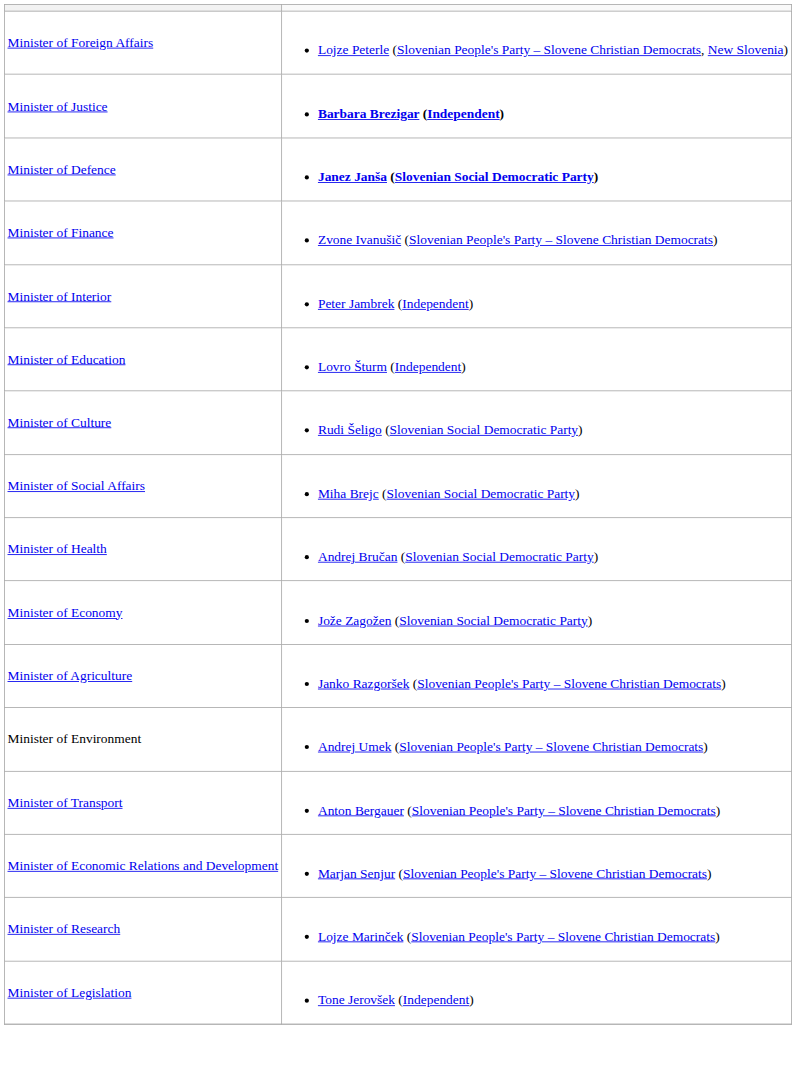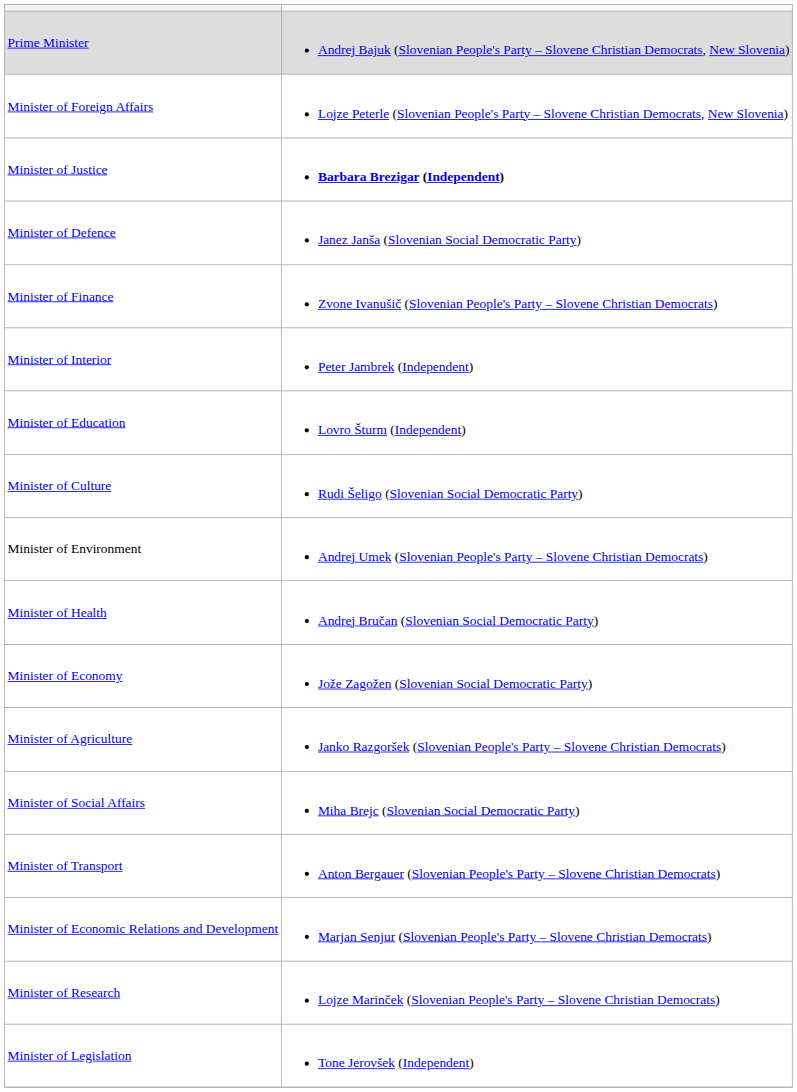+ row: (48, 42)
(536, 177) bold -> (537, 240) normal
rows swapped: (76, 486) <-> (74, 739)
